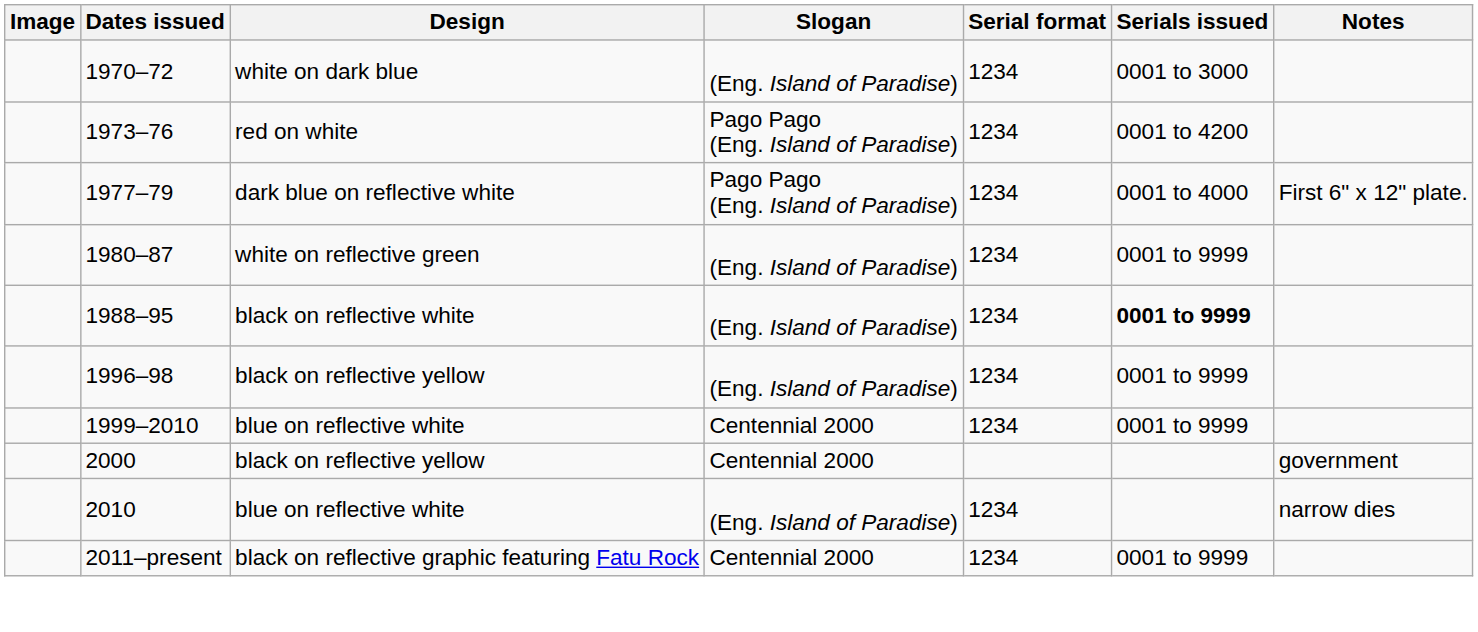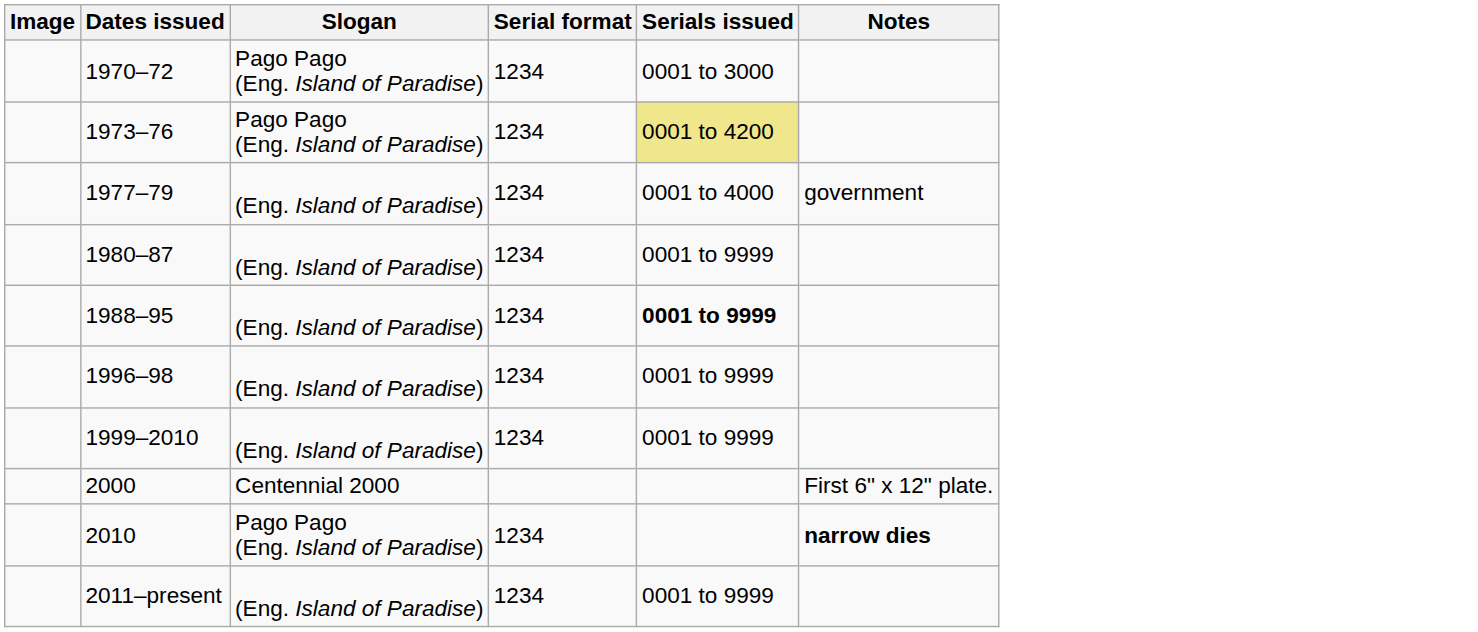- column: (467, 22)
(834, 83) (Eng. Island of Paradise) -> (359, 70) Pago Pago (Eng. Island of Paradise)
(1182, 132) no background -> (708, 132) khaki background
(834, 193) Pago Pago (Eng. Island of Paradise) -> (359, 205) (Eng. Island of Paradise)
(1373, 193) First 6" x 12" plate. -> (864, 193) government
(792, 425) Centennial 2000 -> (359, 450) (Eng. Island of Paradise)
(1338, 460) government -> (899, 486) First 6" x 12" plate.
(834, 522) (Eng. Island of Paradise) -> (359, 534) Pago Pago (Eng. Island of Paradise)
(1337, 509) normal -> (868, 534) bold
(792, 557) Centennial 2000 -> (359, 608) (Eng. Island of Paradise)
